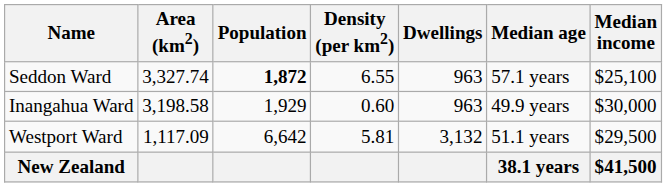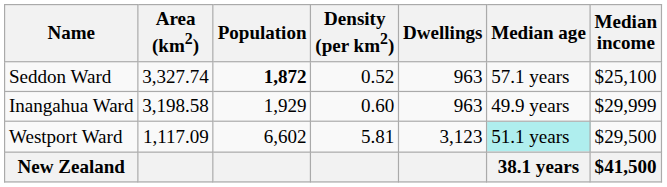(378, 76) 6.55 -> (378, 76) 0.52
(626, 106) $30,000 -> (626, 106) $29,999
(285, 136) 6,642 -> (285, 136) 6,602
(461, 136) 3,132 -> (461, 136) 3,123
(530, 136) no background -> (530, 136) paleturquoise background
